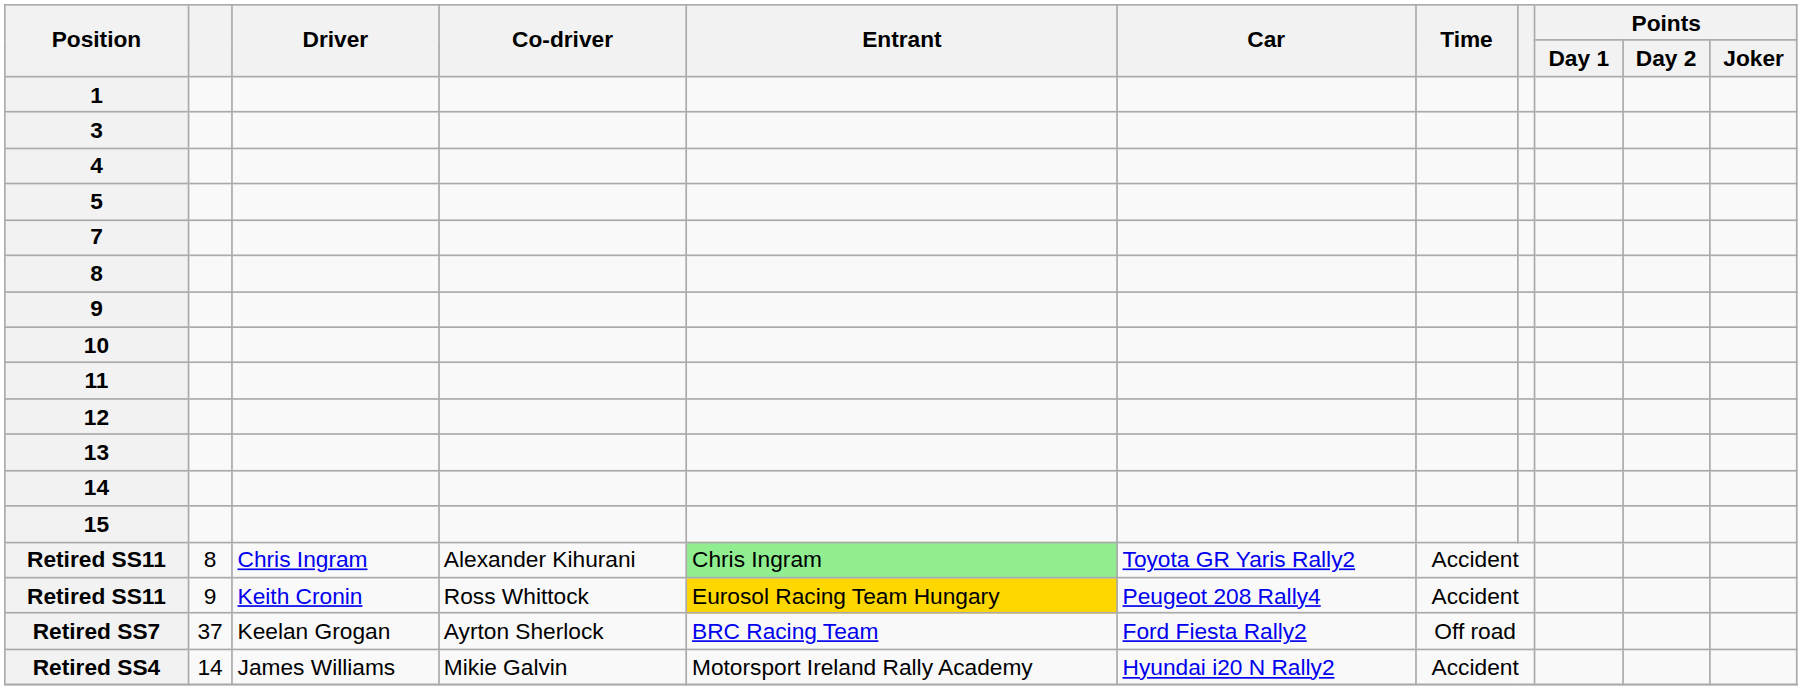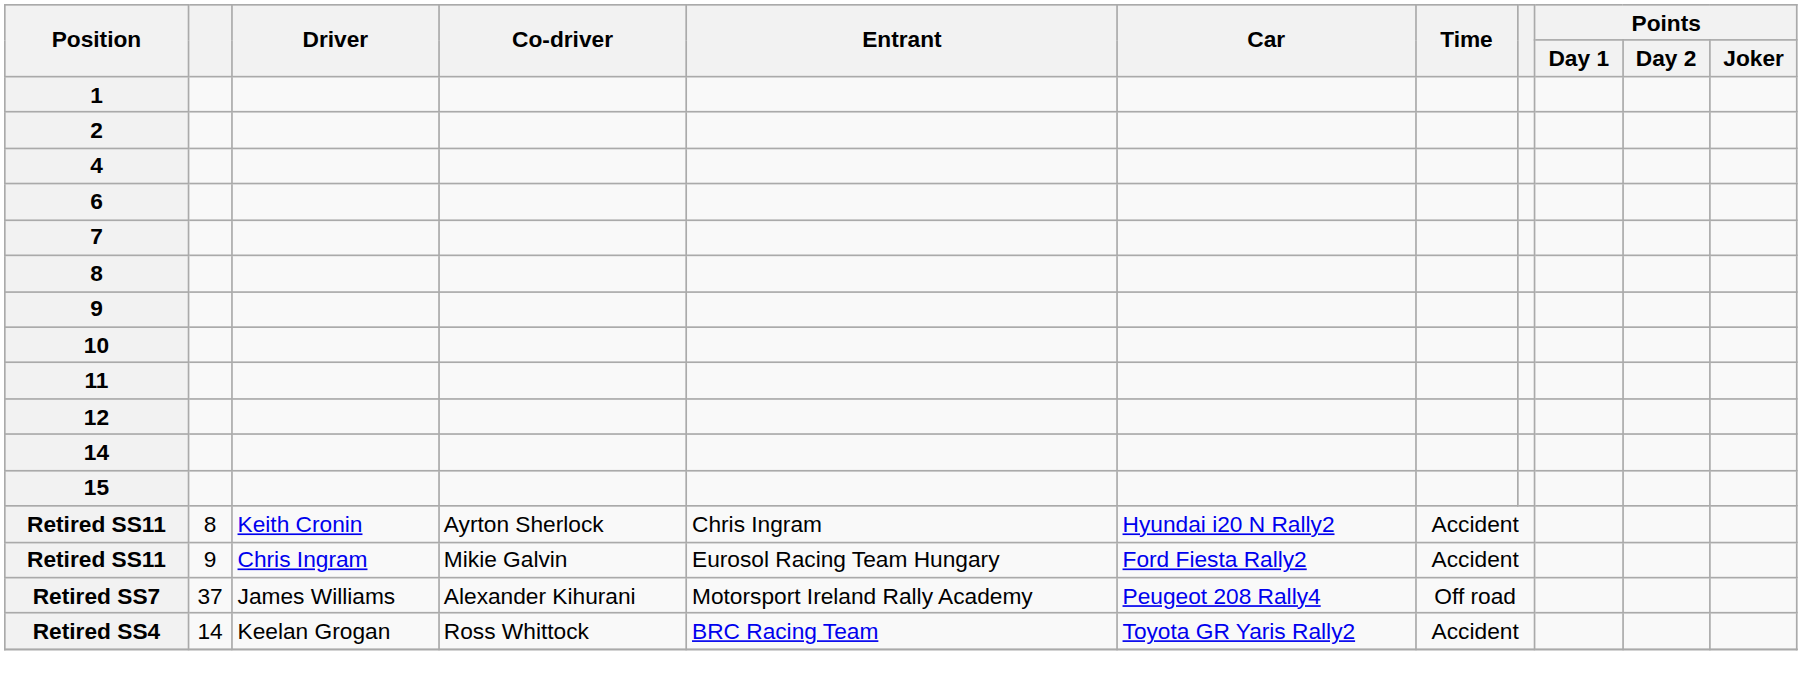+ row: (96, 130)
- row: (96, 130)
- row: (96, 201)
+ row: (96, 201)
- row: (96, 452)
(303, 559) Chris Ingram -> (300, 524) Keith Cronin
(540, 559) Alexander Kihurani -> (524, 524) Ayrton Sherlock
(757, 559) lightgreen background -> (757, 524) no background
(1239, 559) Toyota GR Yaris Rally2 -> (1229, 524) Hyundai i20 N Rally2
(300, 595) Keith Cronin -> (303, 559) Chris Ingram
(516, 595) Ross Whittock -> (506, 559) Mikie Galvin
(846, 595) gold background -> (846, 559) no background
(1222, 595) Peugeot 208 Rally4 -> (1215, 559) Ford Fiesta Rally2
(314, 631) Keelan Grogan -> (316, 595) James Williams
(524, 631) Ayrton Sherlock -> (540, 595) Alexander Kihurani
(785, 631) BRC Racing Team -> (862, 595) Motorsport Ireland Rally Academy
(1215, 631) Ford Fiesta Rally2 -> (1222, 595) Peugeot 208 Rally4
(316, 667) James Williams -> (314, 631) Keelan Grogan
(506, 667) Mikie Galvin -> (516, 631) Ross Whittock
(862, 667) Motorsport Ireland Rally Academy -> (785, 631) BRC Racing Team
(1229, 667) Hyundai i20 N Rally2 -> (1239, 631) Toyota GR Yaris Rally2
